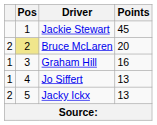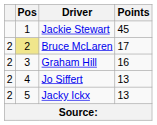(123, 46) 20 -> (123, 46) 17
(10, 63) 1 -> (10, 63) 2
(10, 79) 1 -> (10, 79) 2
